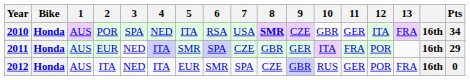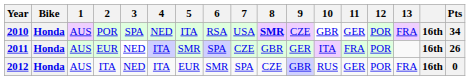(381, 31) ITA -> (381, 31) POR
(455, 49) 29 -> (455, 49) 26
